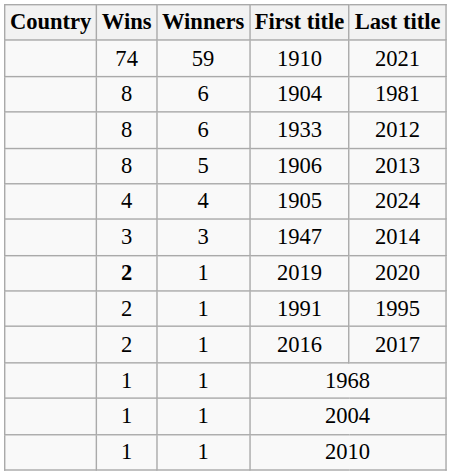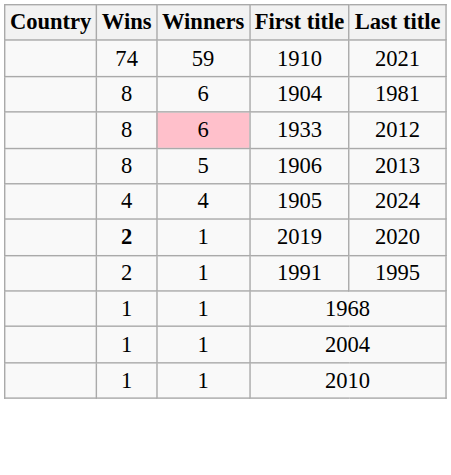(203, 129) no background -> (203, 129) pink background
- row: (299, 237)
- row: (299, 344)
